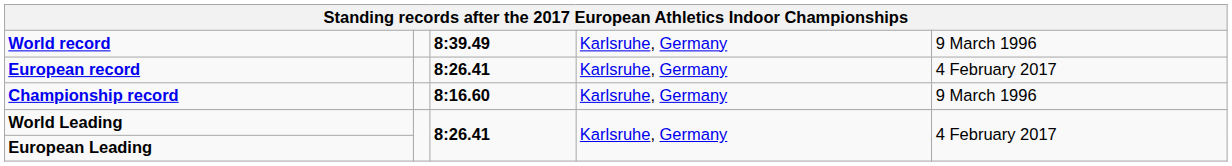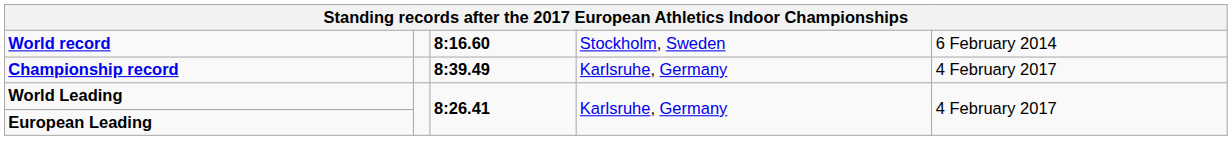(462, 43) 8:39.49 -> (462, 43) 8:16.60
(654, 43) Karlsruhe, Germany -> (653, 43) Stockholm, Sweden
(986, 43) 9 March 1996 -> (996, 43) 6 February 2014
- row: (74, 69)
(462, 95) 8:16.60 -> (462, 69) 8:39.49
(986, 95) 9 March 1996 -> (996, 69) 4 February 2017
